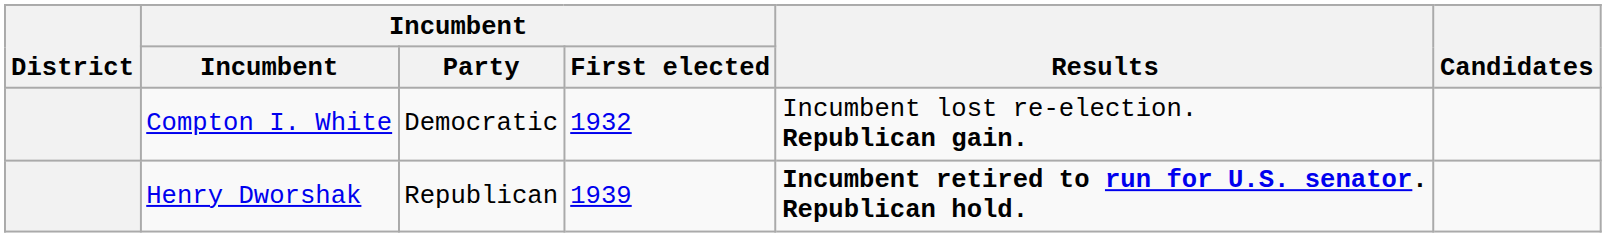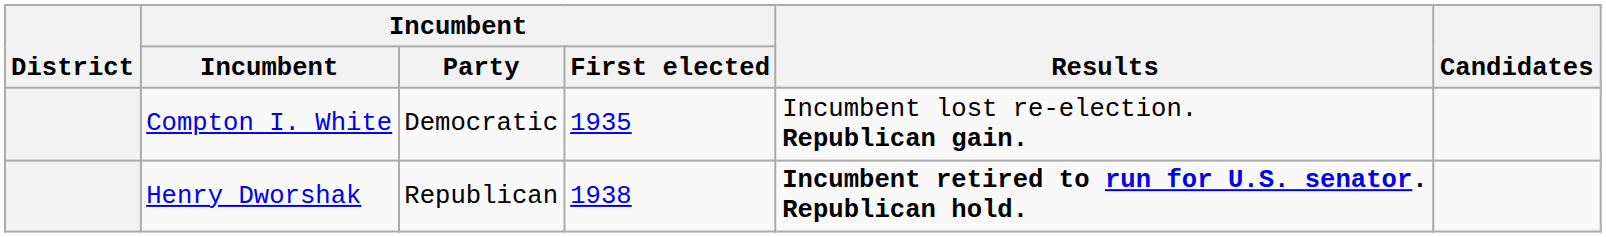(601, 124) 1932 -> (601, 124) 1935
(601, 195) 1939 -> (601, 195) 1938
